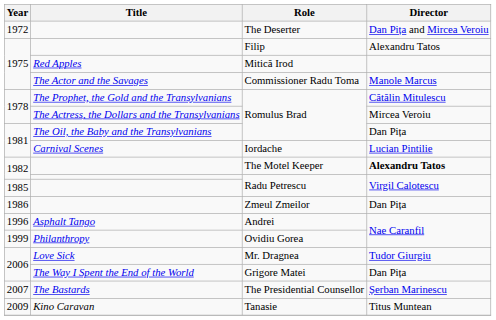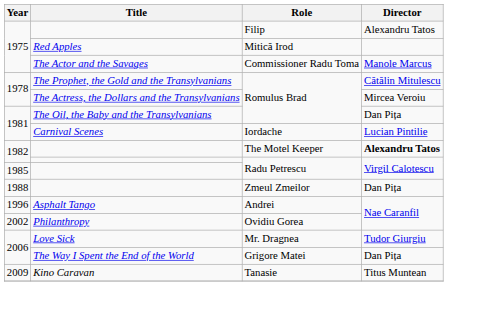- row: (136, 30)
(18, 204) 1986 -> (18, 187) 1988
(18, 238) 1999 -> (18, 221) 2002
- row: (61, 289)
